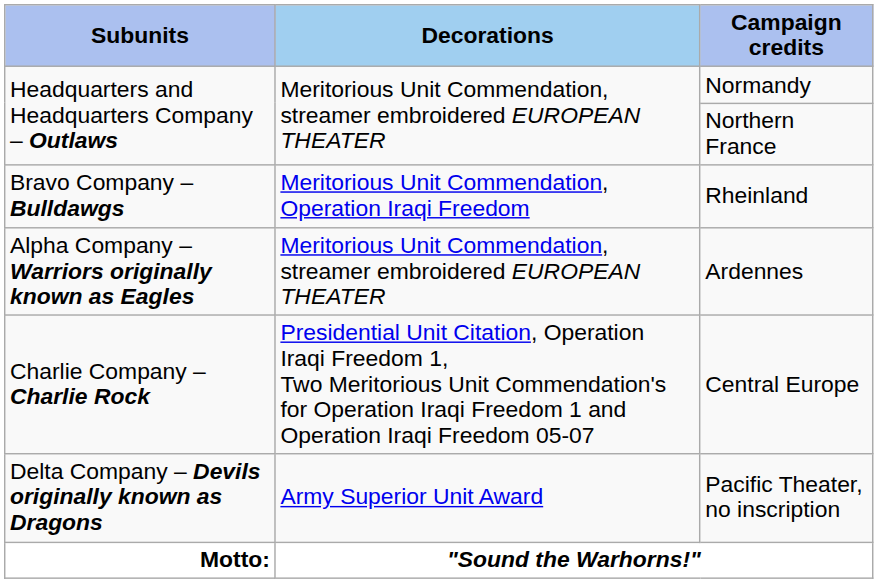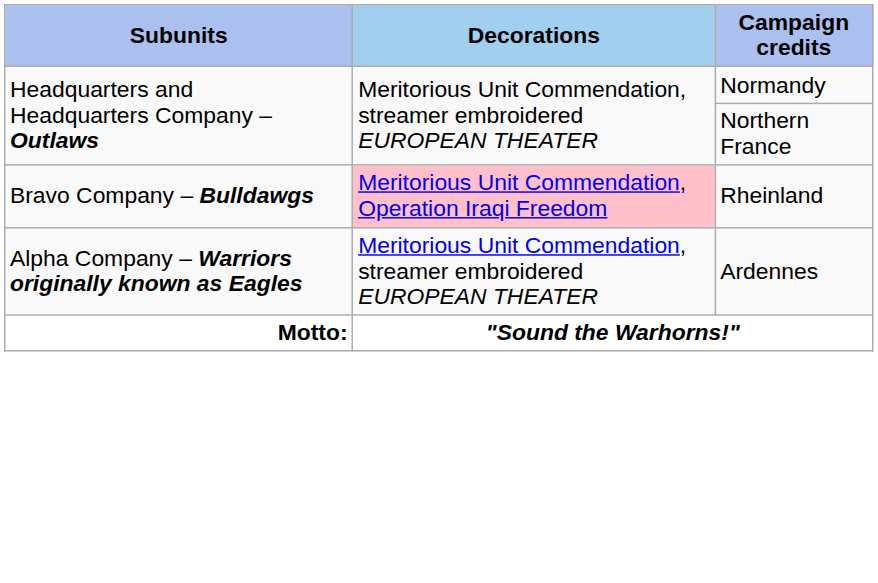(444, 195) no background -> (522, 195) pink background
- row: (782, 384)
- row: (784, 497)
